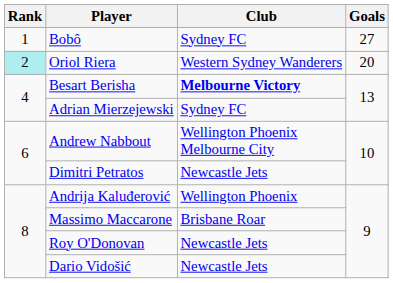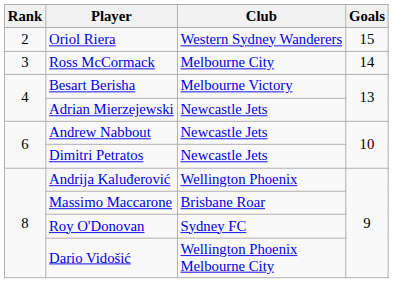- row: (65, 39)
(25, 62) paleturquoise background -> (25, 39) no background
(367, 62) 20 -> (367, 39) 15
+ row: (102, 62)
(240, 86) bold -> (237, 86) normal
(213, 109) Sydney FC -> (224, 109) Newcastle Jets
(239, 141) Wellington Phoenix Melbourne City -> (224, 132) Newcastle Jets
(224, 242) Newcastle Jets -> (213, 226) Sydney FC
(224, 266) Newcastle Jets -> (239, 257) Wellington Phoenix Melbourne City
